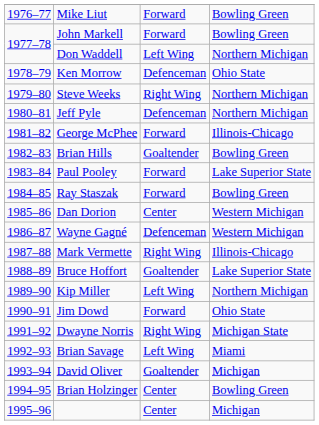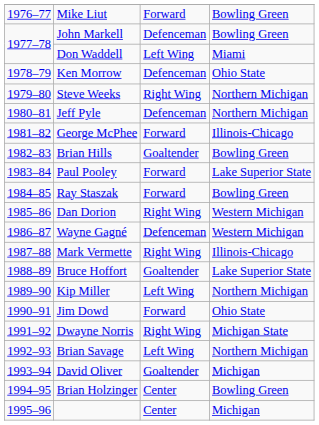(164, 34) Forward -> (175, 34) Defenceman
(260, 53) Northern Michigan -> (229, 53) Miami
(160, 212) Center -> (172, 212) Right Wing
(229, 350) Miami -> (260, 350) Northern Michigan
